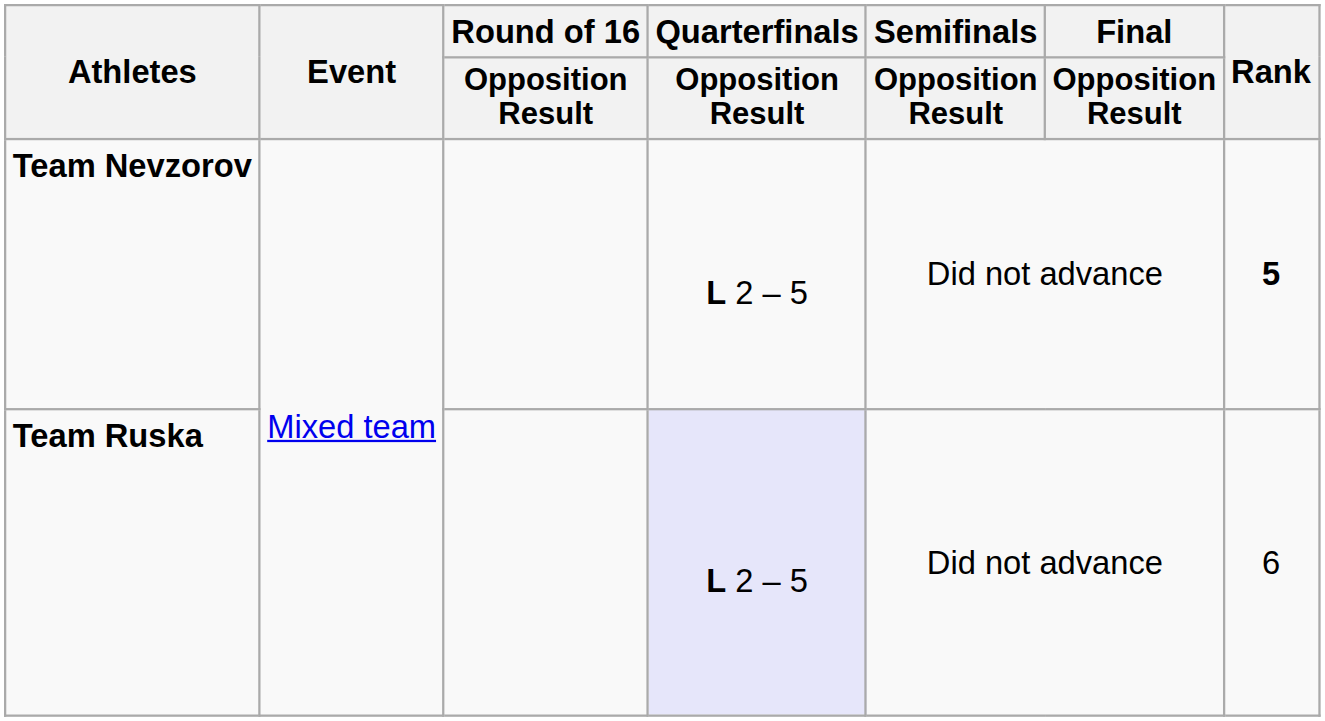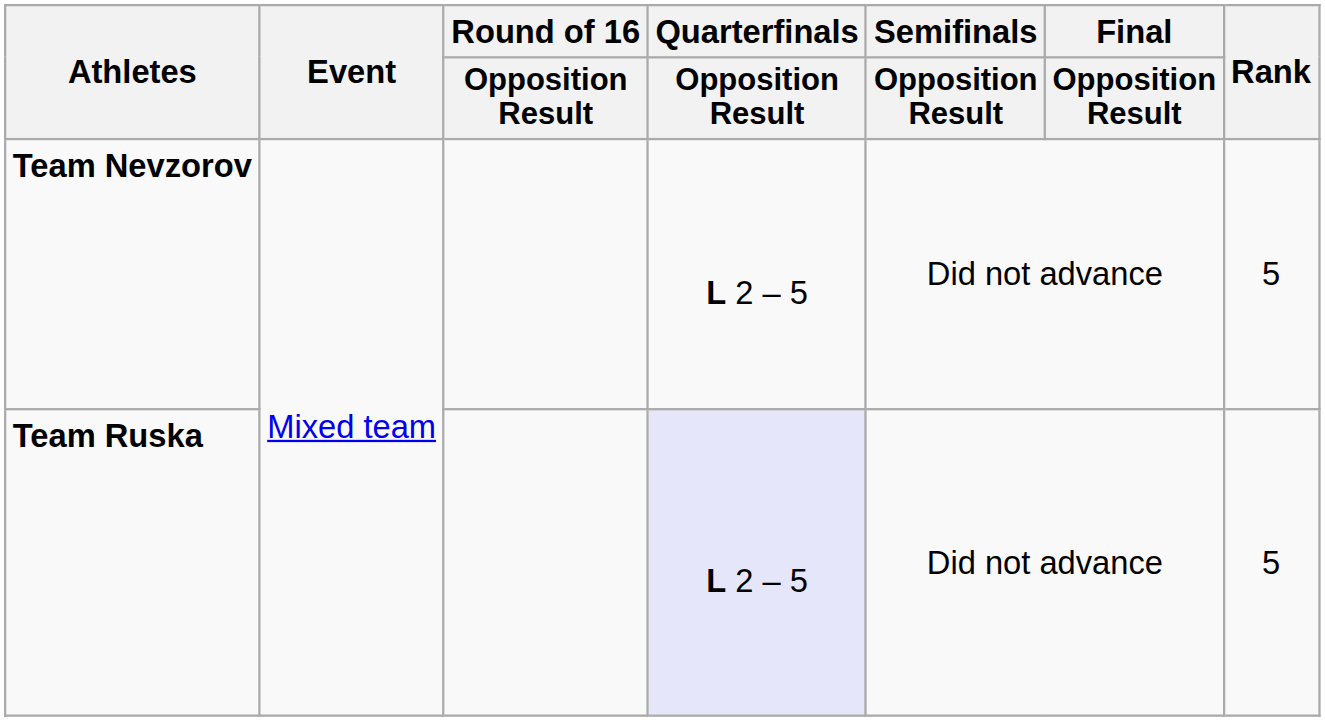(1271, 275) bold -> (1271, 275) normal
(1271, 562) 6 -> (1271, 562) 5
